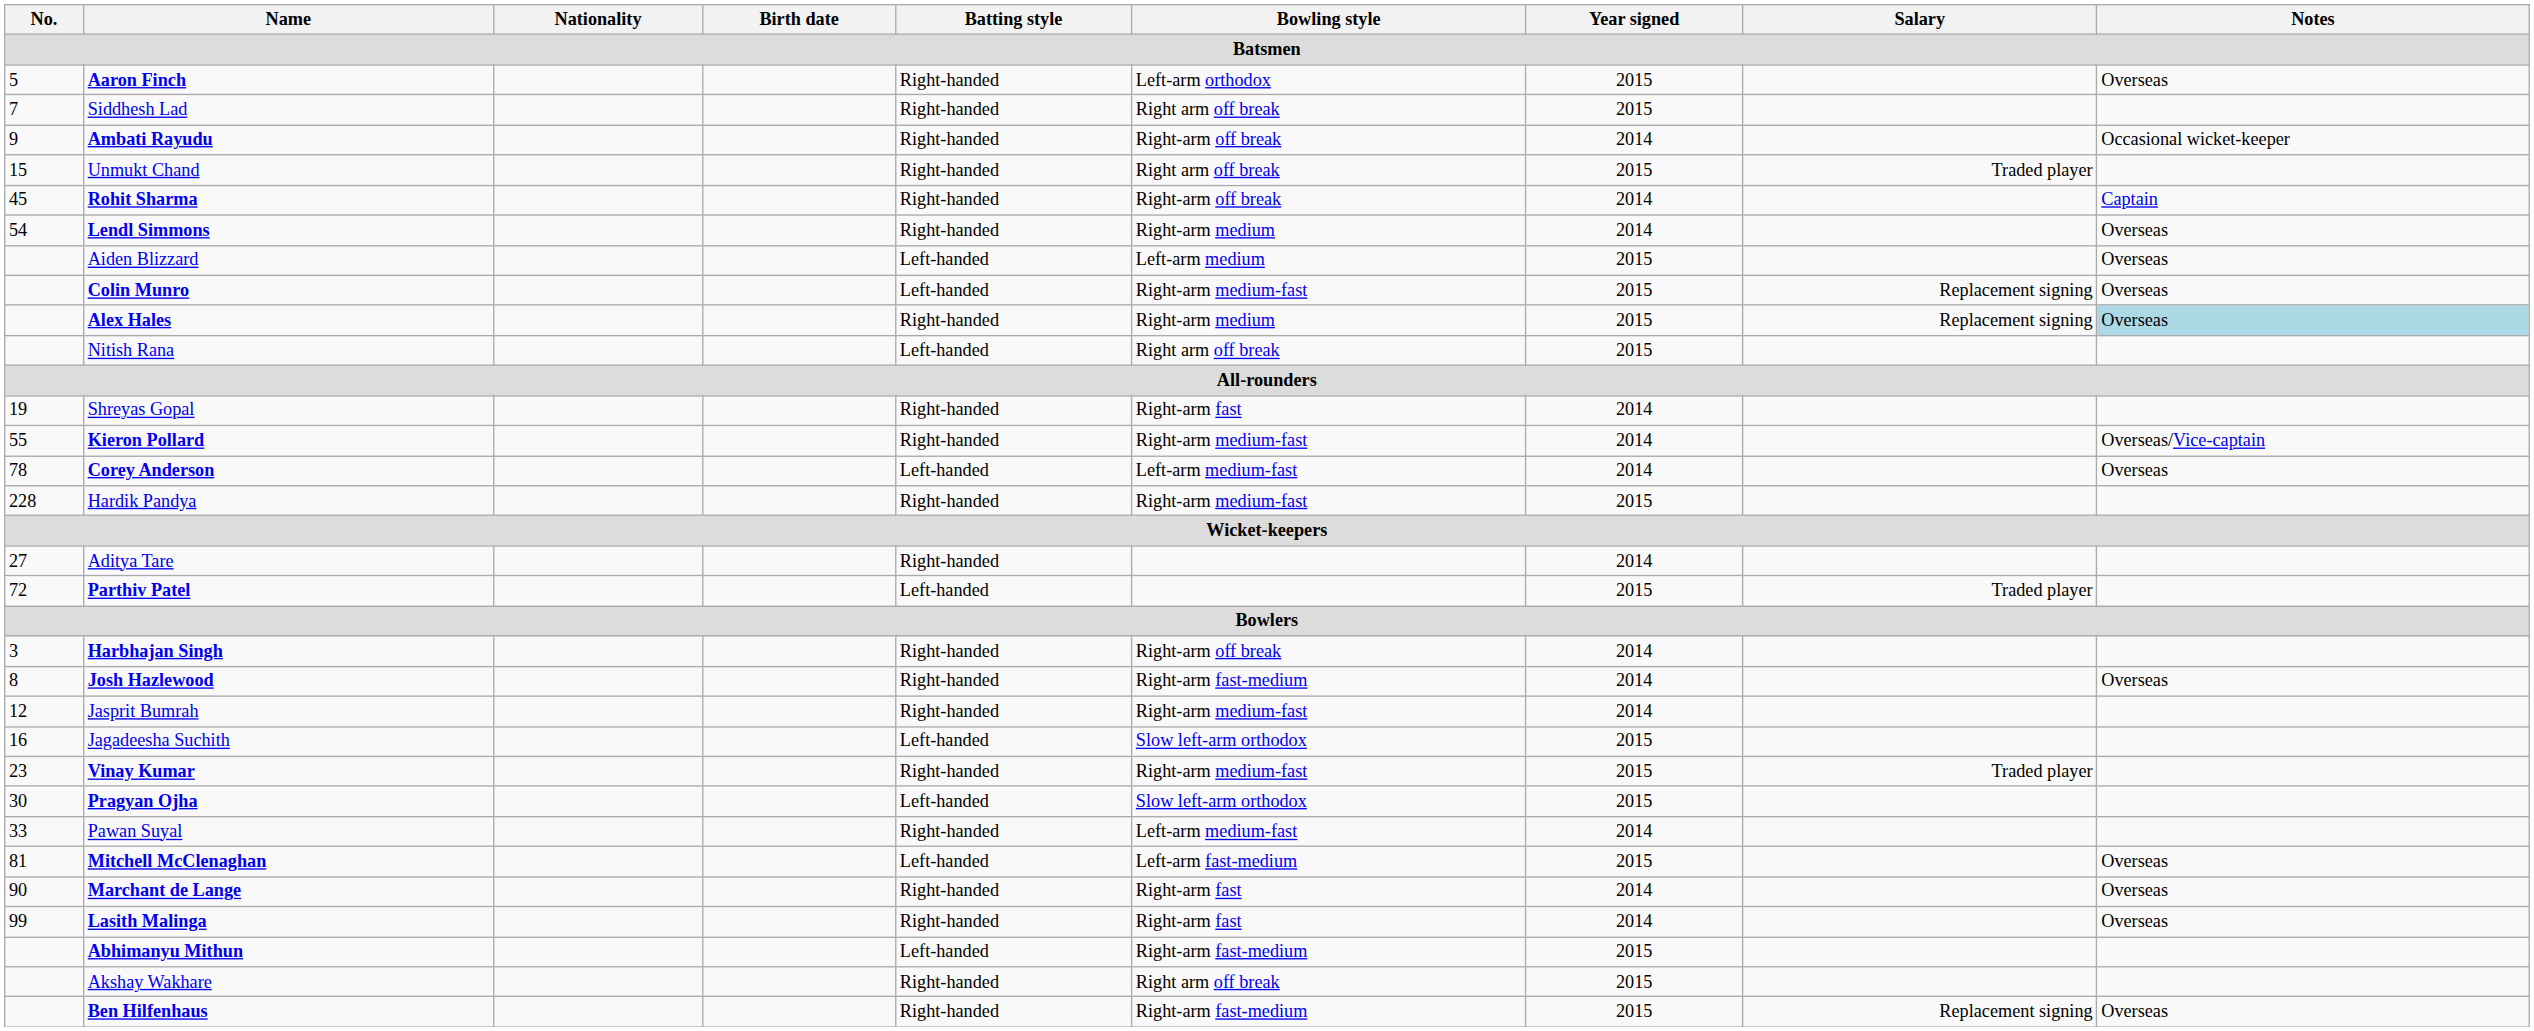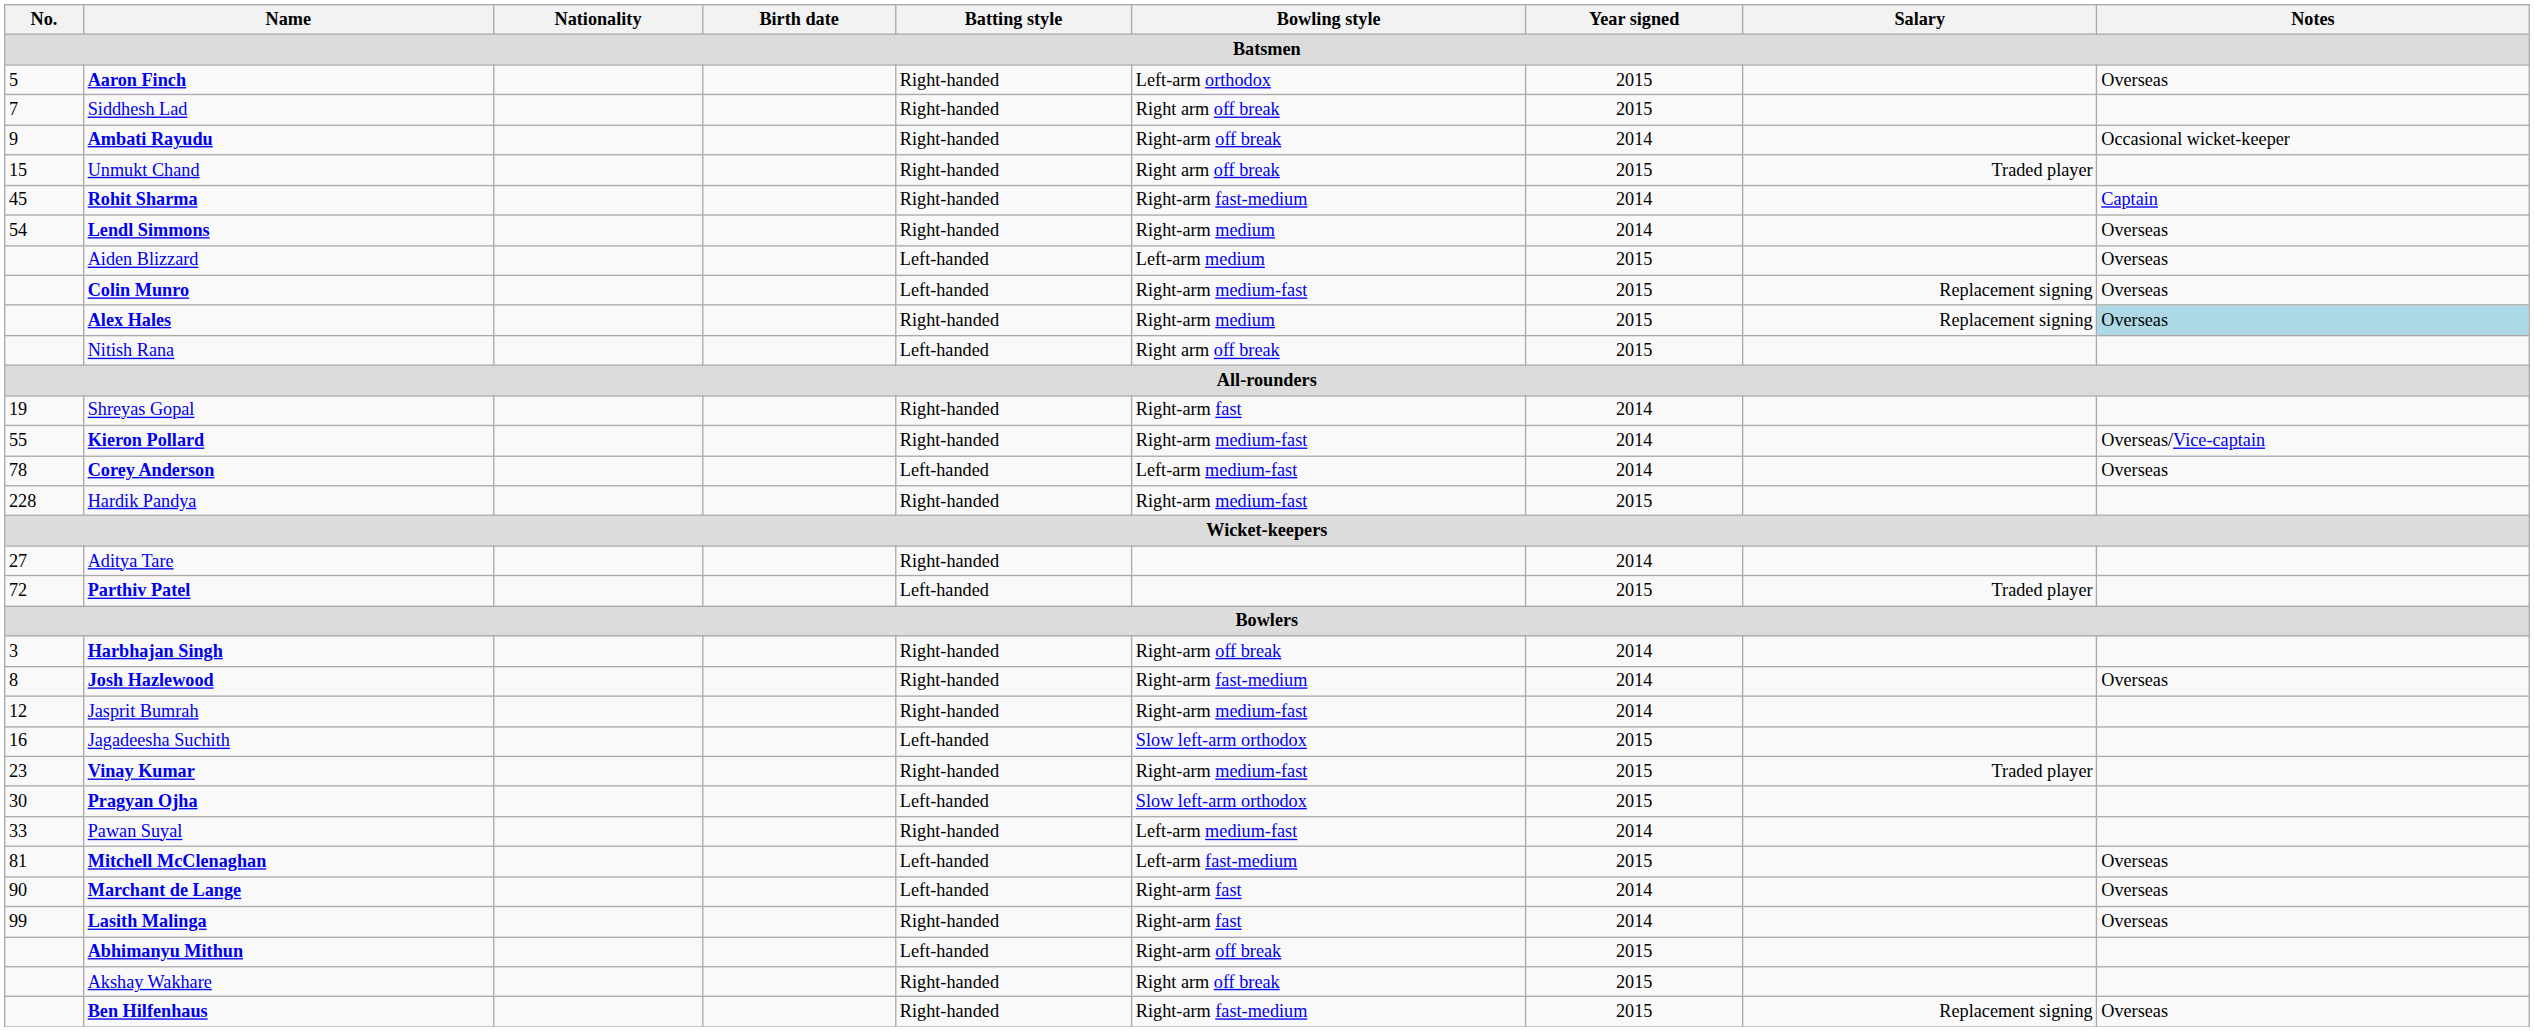(1209, 199) Right-arm off break -> (1222, 199) Right-arm fast-medium
(949, 891) Right-handed -> (944, 891) Left-handed
(1222, 951) Right-arm fast-medium -> (1209, 951) Right-arm off break
